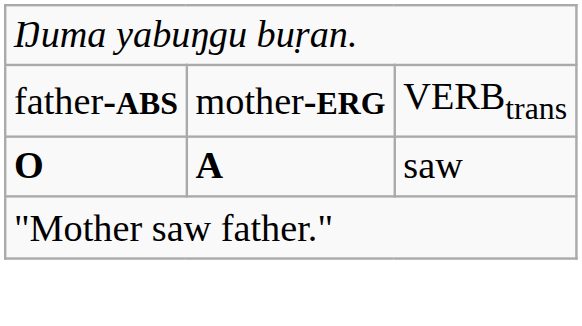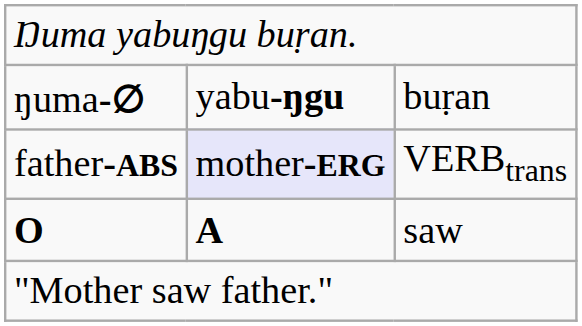+ row: (79, 97)
(291, 100) no background -> (291, 163) lavender background
